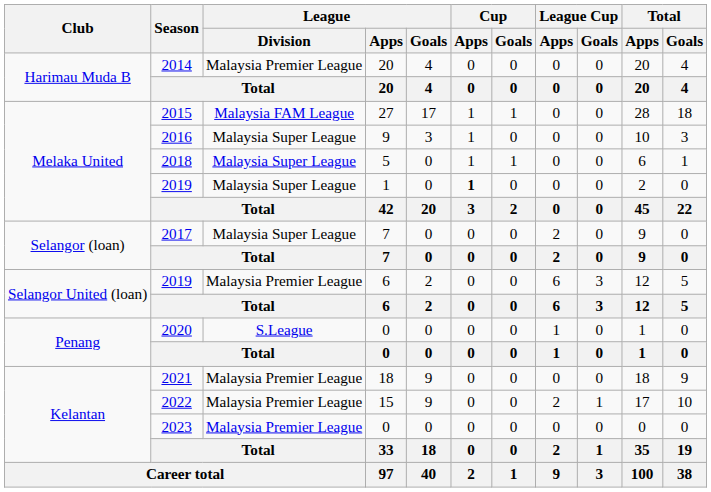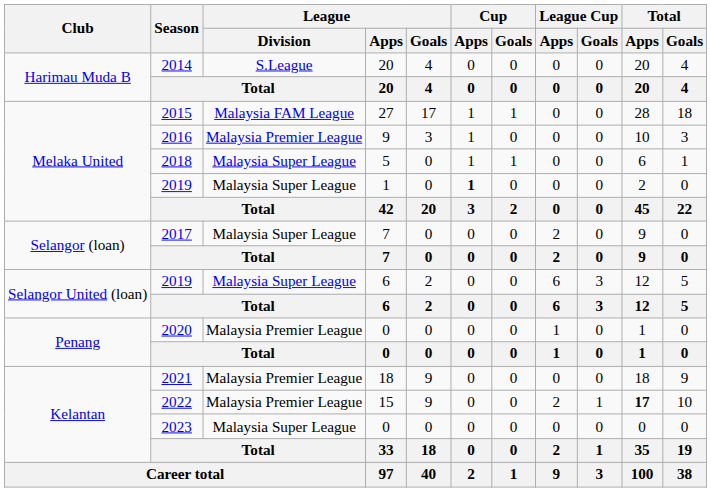(284, 64) Malaysia Premier League -> (284, 64) S.League
(284, 137) Malaysia Super League -> (284, 137) Malaysia Premier League
(284, 281) Malaysia Premier League -> (284, 281) Malaysia Super League
(284, 329) S.League -> (284, 329) Malaysia Premier League
(642, 402) normal -> (642, 402) bold
(284, 426) Malaysia Premier League -> (284, 426) Malaysia Super League
